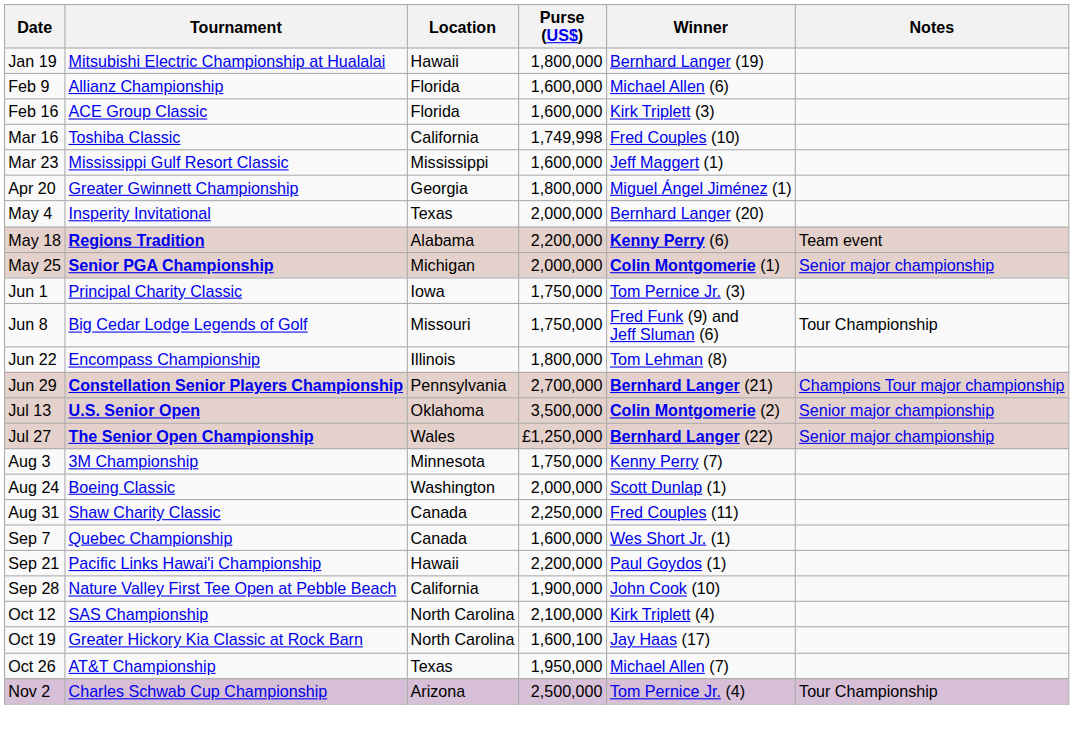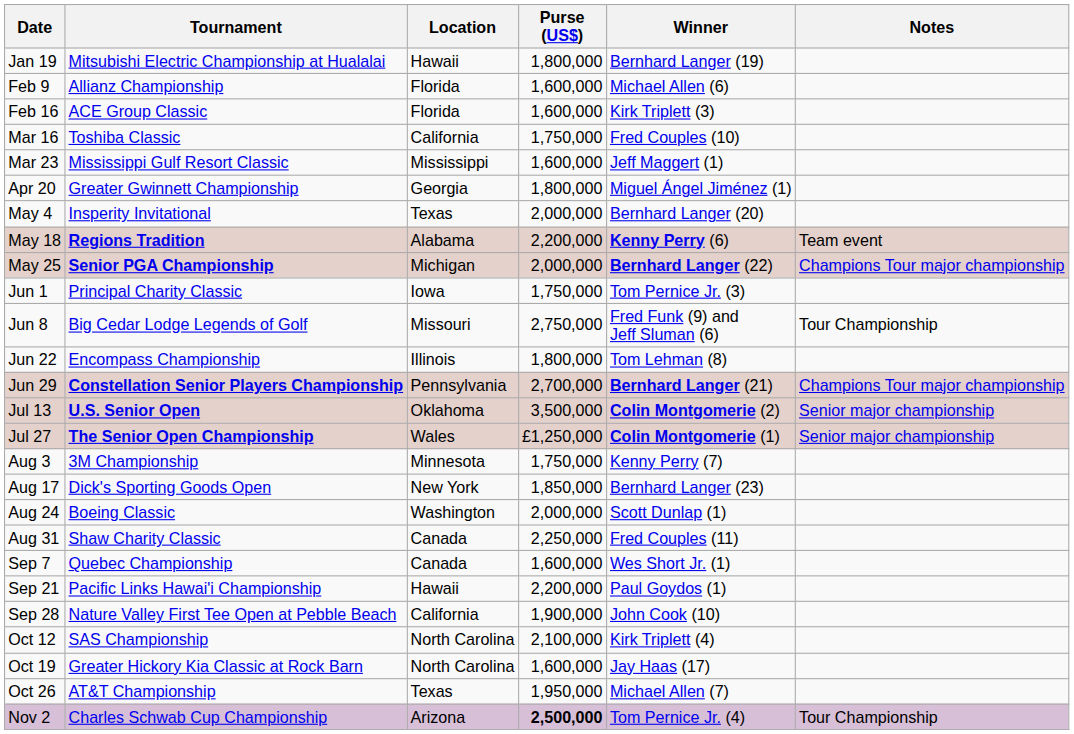(567, 138) 1,749,998 -> (567, 138) 1,750,000
(695, 265) Colin Montgomerie (1) -> (691, 265) Bernhard Langer (22)
(897, 265) Senior major championship -> (932, 265) Champions Tour major championship
(567, 325) 1,750,000 -> (567, 325) 2,750,000
(691, 436) Bernhard Langer (22) -> (695, 436) Colin Montgomerie (1)
+ row: (34, 487)
(567, 640) 1,600,100 -> (567, 666) 1,600,000
(567, 691) normal -> (567, 717) bold
